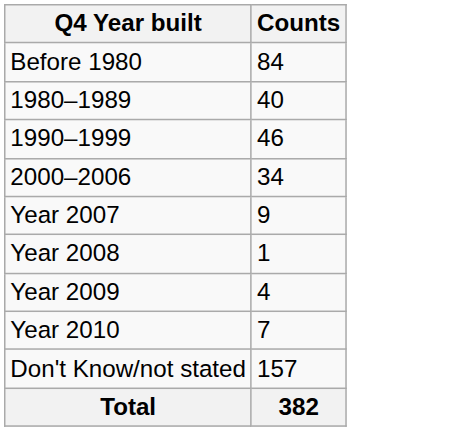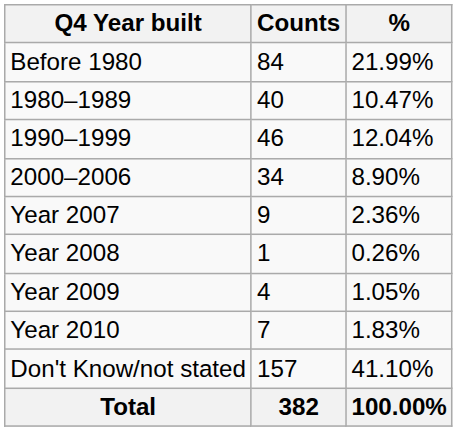+ column: (399, 23)
